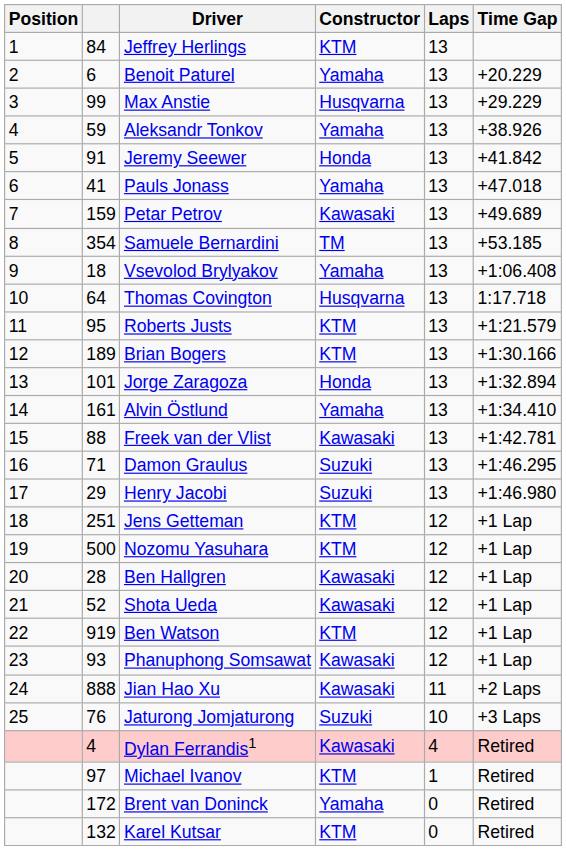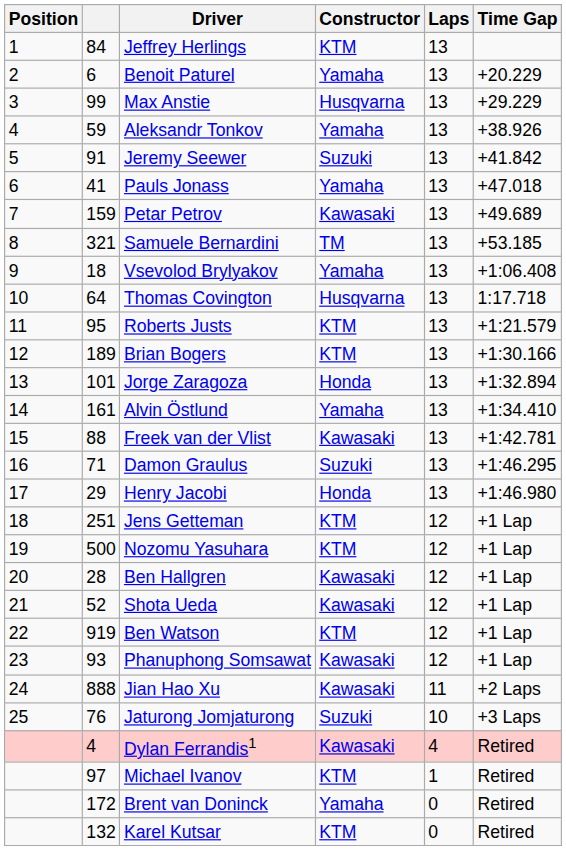(345, 158) Honda -> (346, 158) Suzuki
(101, 242) 354 -> (101, 242) 321
(346, 493) Suzuki -> (345, 493) Honda
